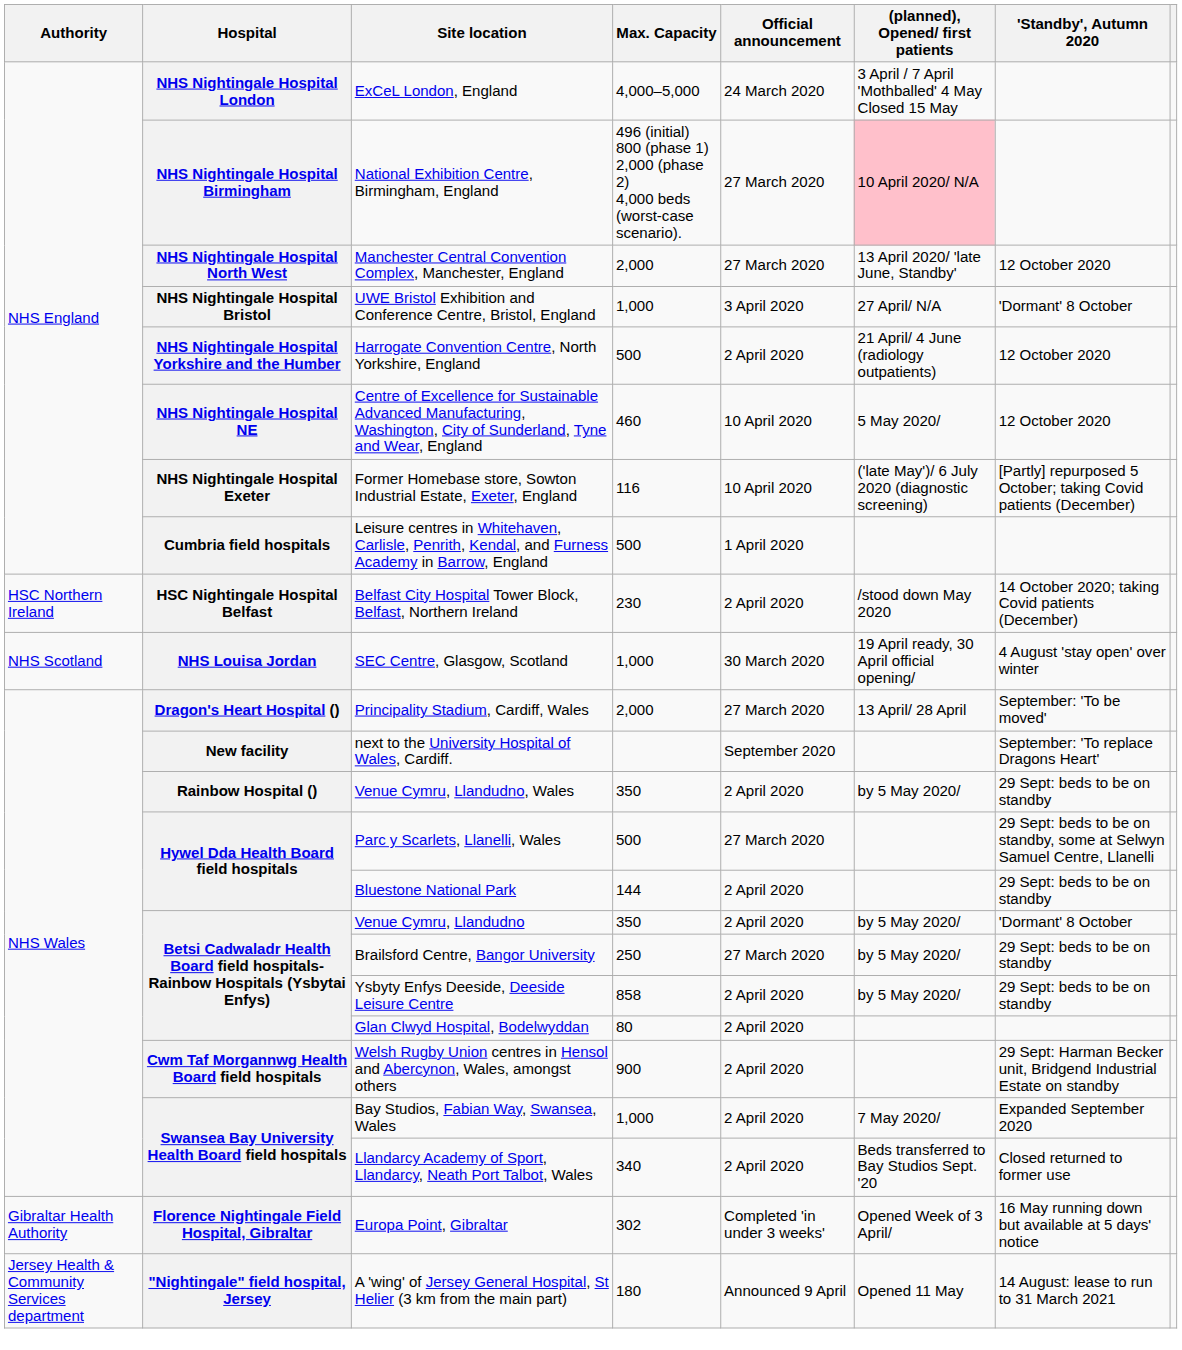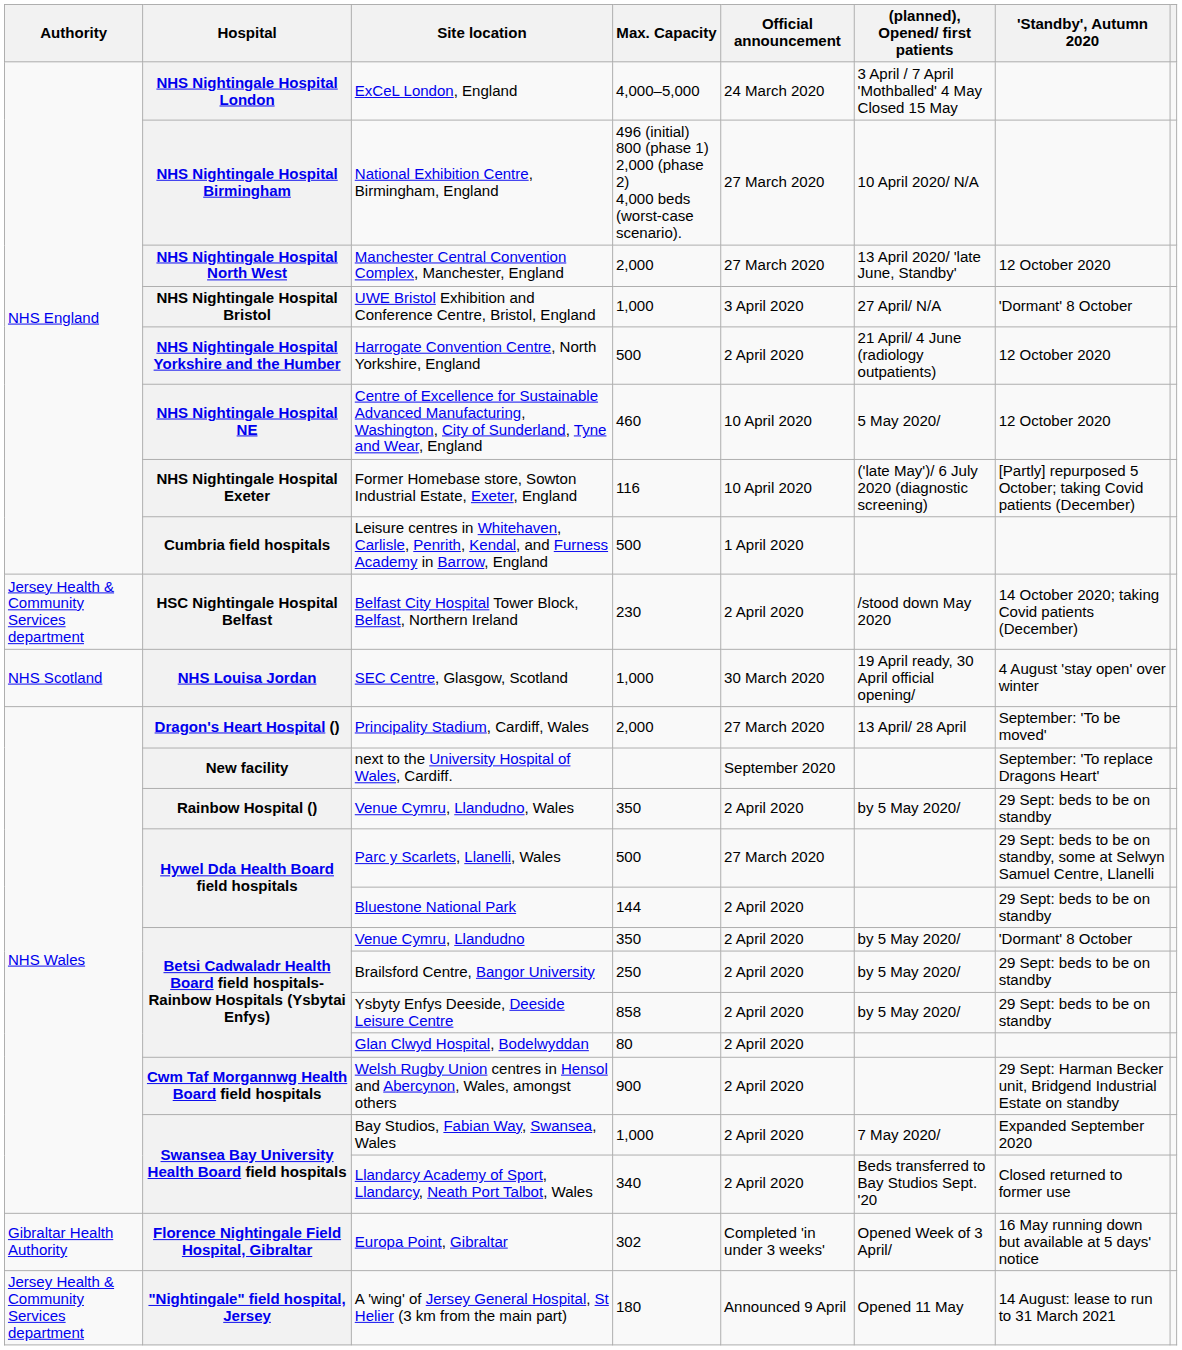(918, 182) pink background -> (918, 182) no background
(55, 603) HSC Northern Ireland -> (61, 611) Jersey Health & Community Services department
(774, 954) 27 March 2020 -> (764, 971) 2 April 2020
